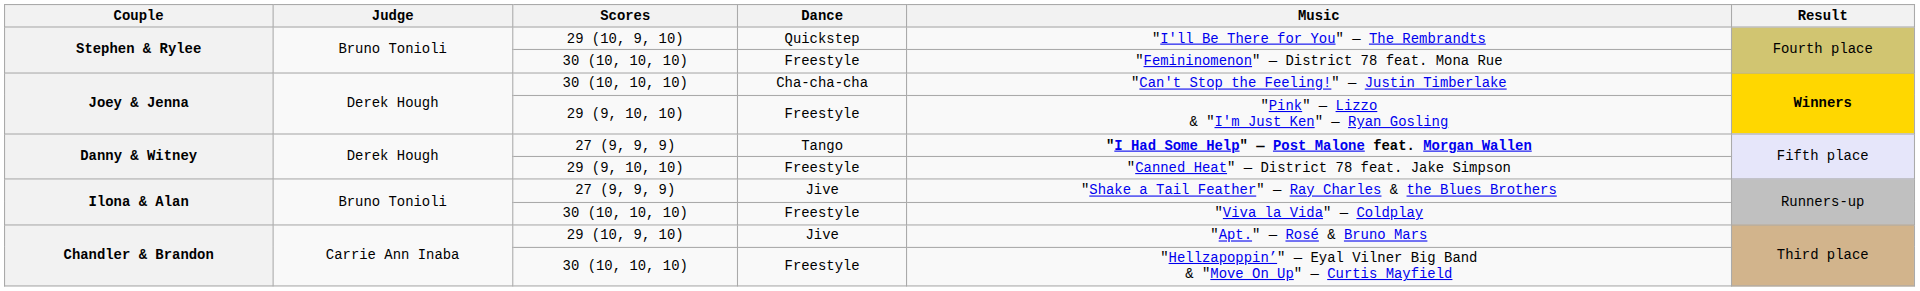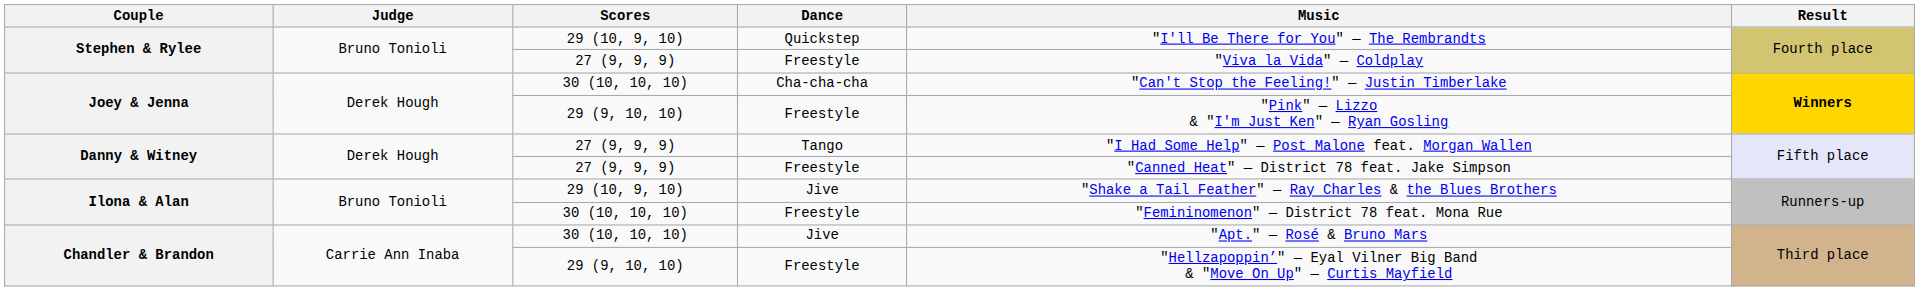(625, 61) 30 (10, 10, 10) -> (625, 61) 27 (9, 9, 9)
(1319, 61) "Femininomenon" — District 78 feat. Mona Rue -> (1319, 61) "Viva la Vida" — Coldplay
(1319, 145) bold -> (1319, 145) normal
(625, 168) 29 (9, 10, 10) -> (625, 168) 27 (9, 9, 9)
(625, 191) 27 (9, 9, 9) -> (625, 191) 29 (10, 9, 10)
(1319, 213) "Viva la Vida" — Coldplay -> (1319, 213) "Femininomenon" — District 78 feat. Mona Rue
(625, 236) 29 (10, 9, 10) -> (625, 236) 30 (10, 10, 10)
(625, 267) 30 (10, 10, 10) -> (625, 267) 29 (9, 10, 10)
